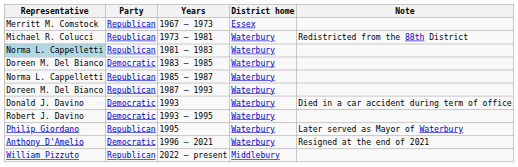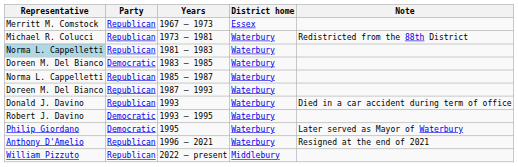(131, 103) Democratic -> (131, 103) Republican
(131, 129) Republican -> (131, 129) Democratic
(131, 142) Democratic -> (131, 142) Republican
